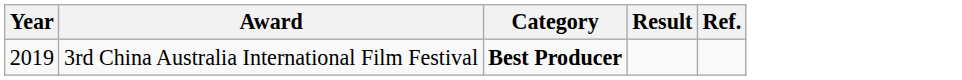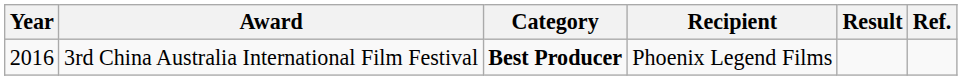+ column: (732, 22)
(32, 57) 2019 -> (32, 57) 2016
